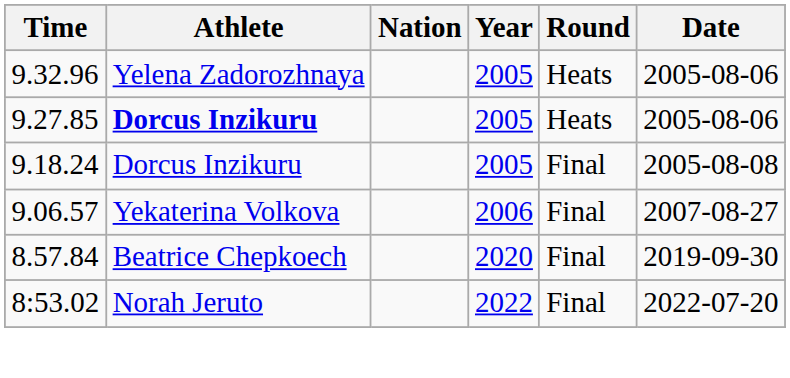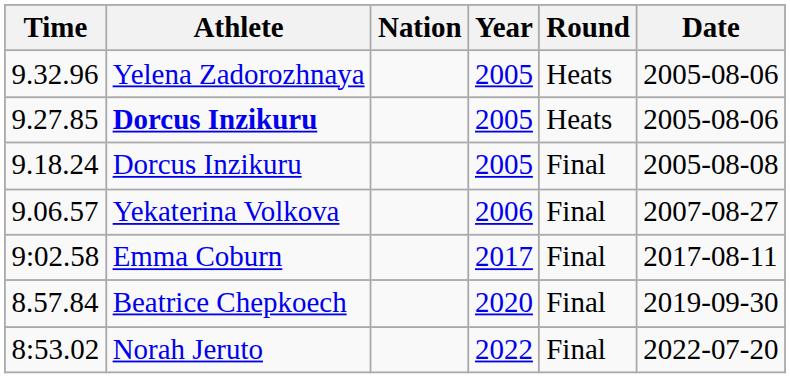+ row: (55, 257)
